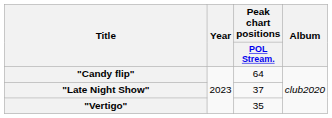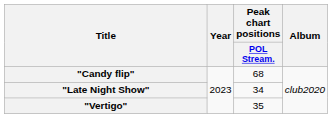(258, 74) 64 -> (258, 74) 68
(258, 90) 37 -> (258, 90) 34
